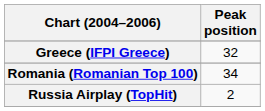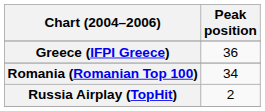(230, 52) 32 -> (230, 52) 36
